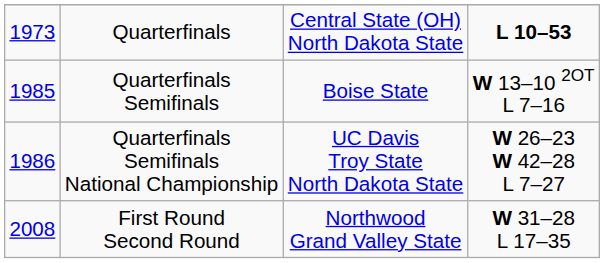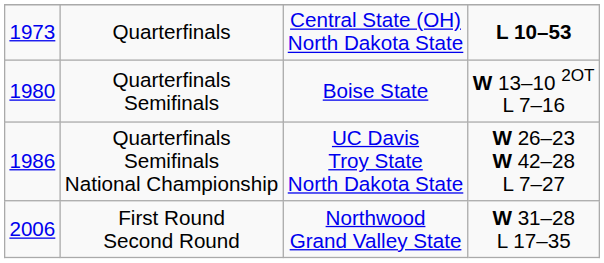(32, 91) 1985 -> (32, 91) 1980
(32, 229) 2008 -> (32, 229) 2006
